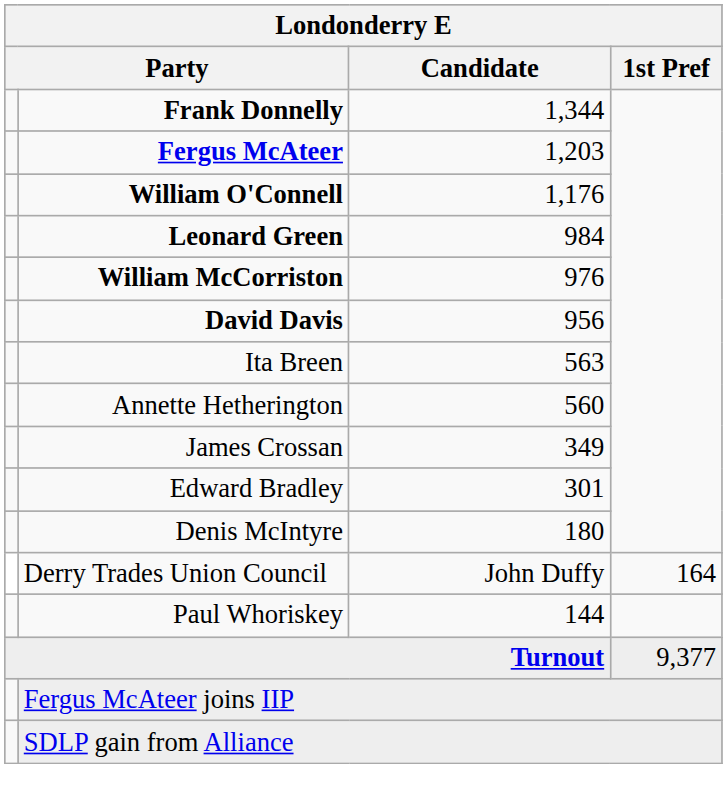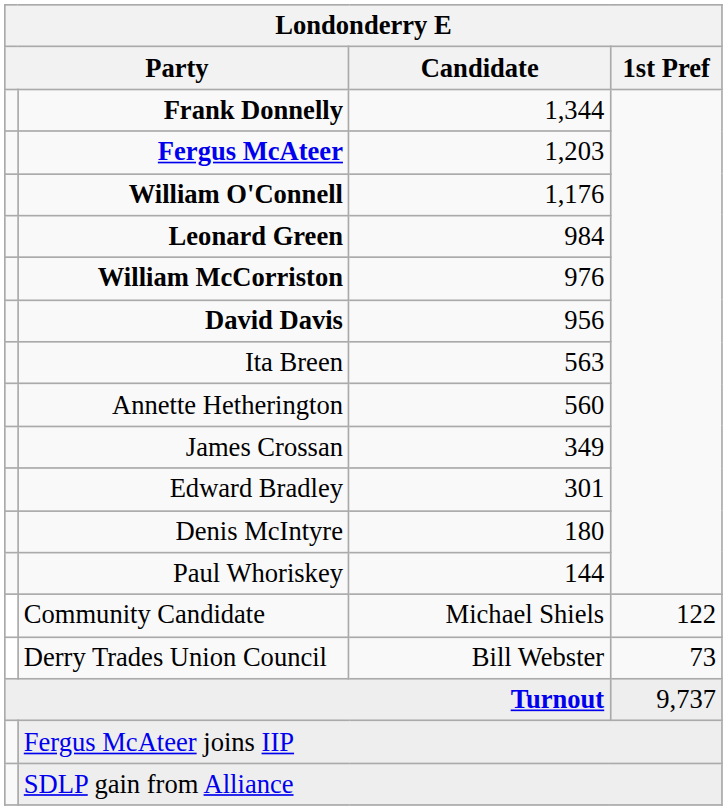- row: (175, 573)
+ row: (144, 615)
+ row: (175, 657)
(686, 657) 9,377 -> (686, 699) 9,737
